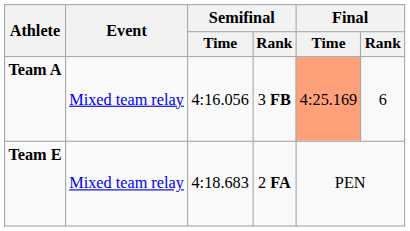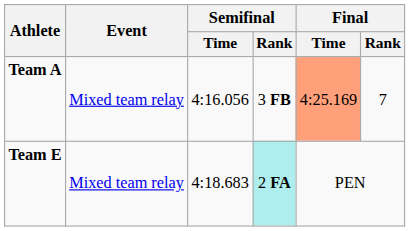(383, 99) 6 -> (383, 99) 7
(274, 183) no background -> (274, 183) paleturquoise background
